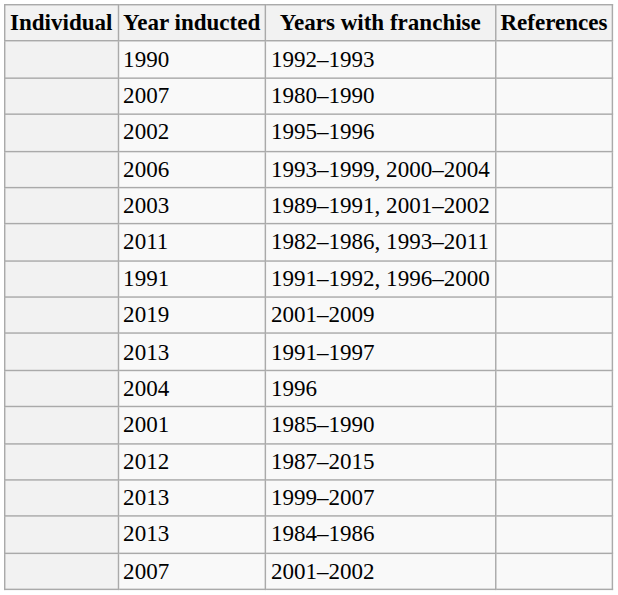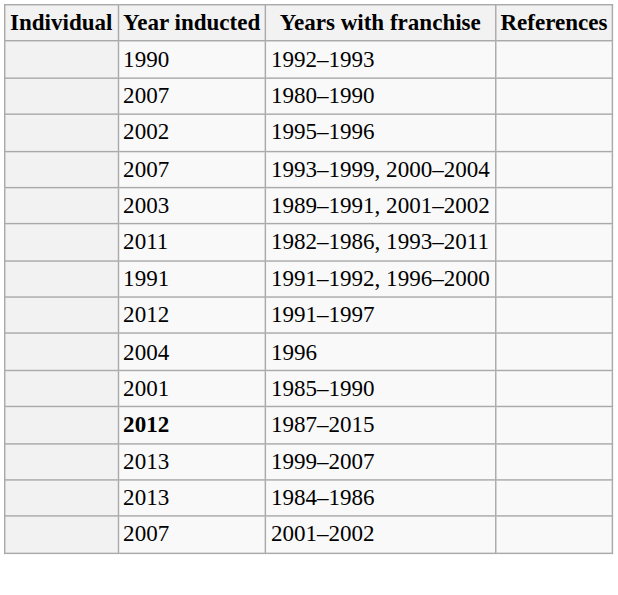(146, 168) 2006 -> (146, 168) 2007
- row: (323, 315)
(146, 351) 2013 -> (146, 315) 2012
(146, 461) normal -> (146, 424) bold
